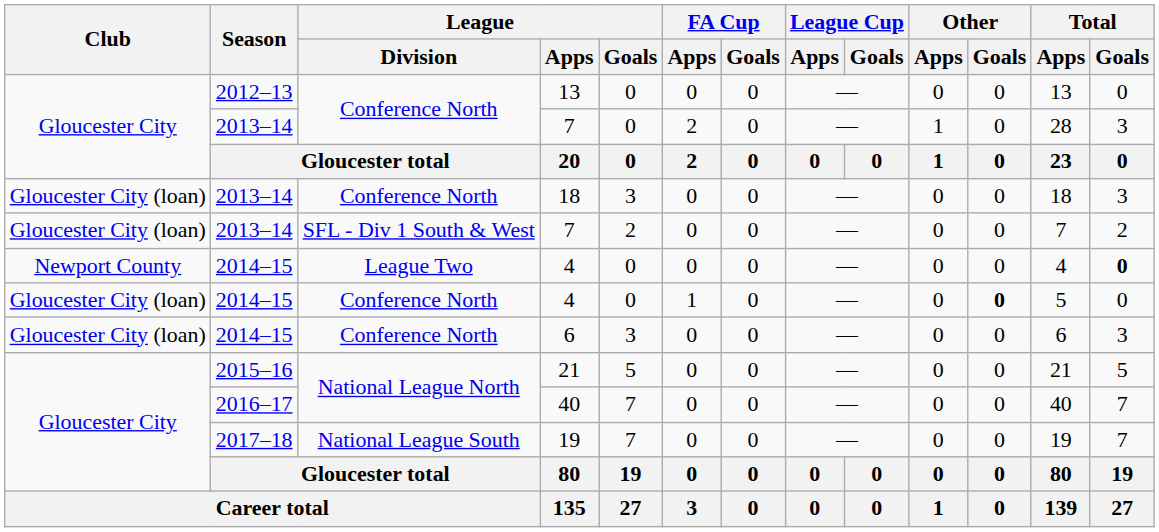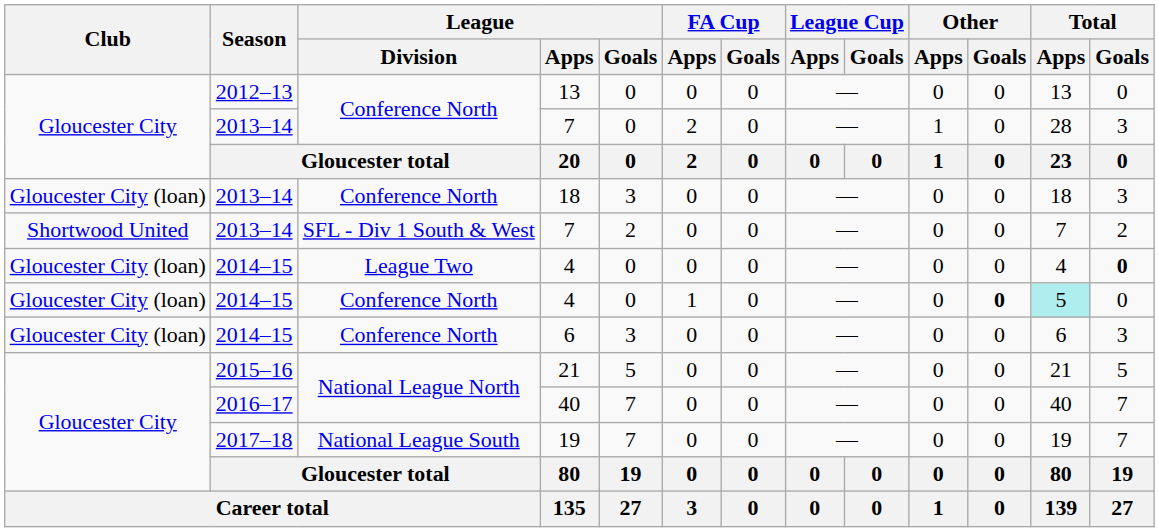(108, 230) Gloucester City (loan) -> (108, 230) Shortwood United
(108, 265) Newport County -> (108, 265) Gloucester City (loan)
(1061, 299) no background -> (1061, 299) paleturquoise background
